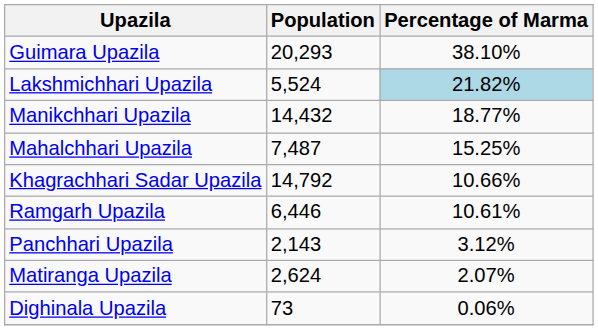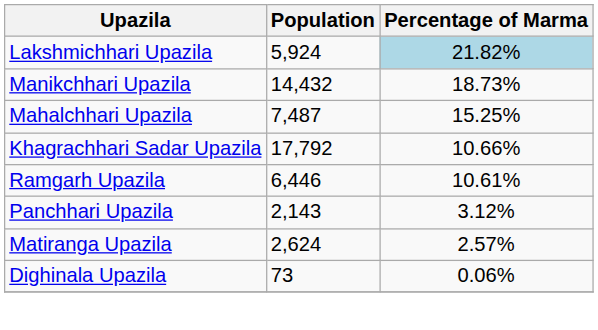- row: (84, 52)
(296, 84) 5,524 -> (296, 52) 5,924
(486, 116) 18.77% -> (486, 84) 18.73%
(302, 180) 14,792 -> (302, 148) 17,792
(486, 276) 2.07% -> (486, 244) 2.57%
